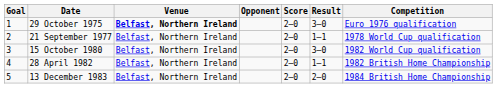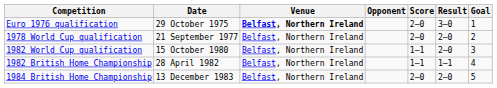columns swapped: (16, 11) <-> (417, 11)
(319, 37) 1–1 -> (445, 37) 2–0
(291, 50) 2–0 -> (417, 50) 1–1
(319, 50) 3–0 -> (445, 50) 2–0
(291, 63) 2–0 -> (417, 63) 1–1
